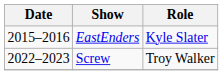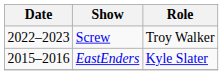rows swapped: (108, 37) <-> (93, 59)
